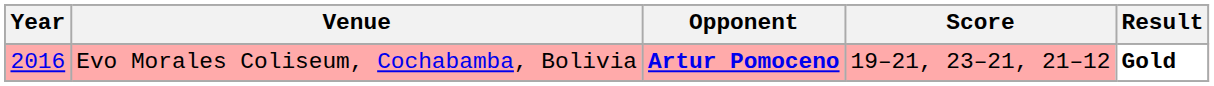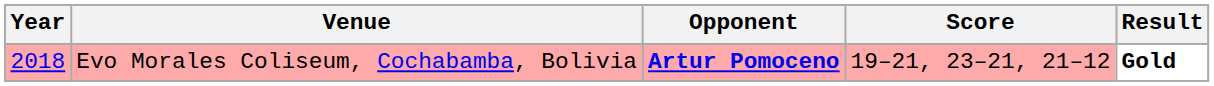(38, 62) 2016 -> (38, 62) 2018
